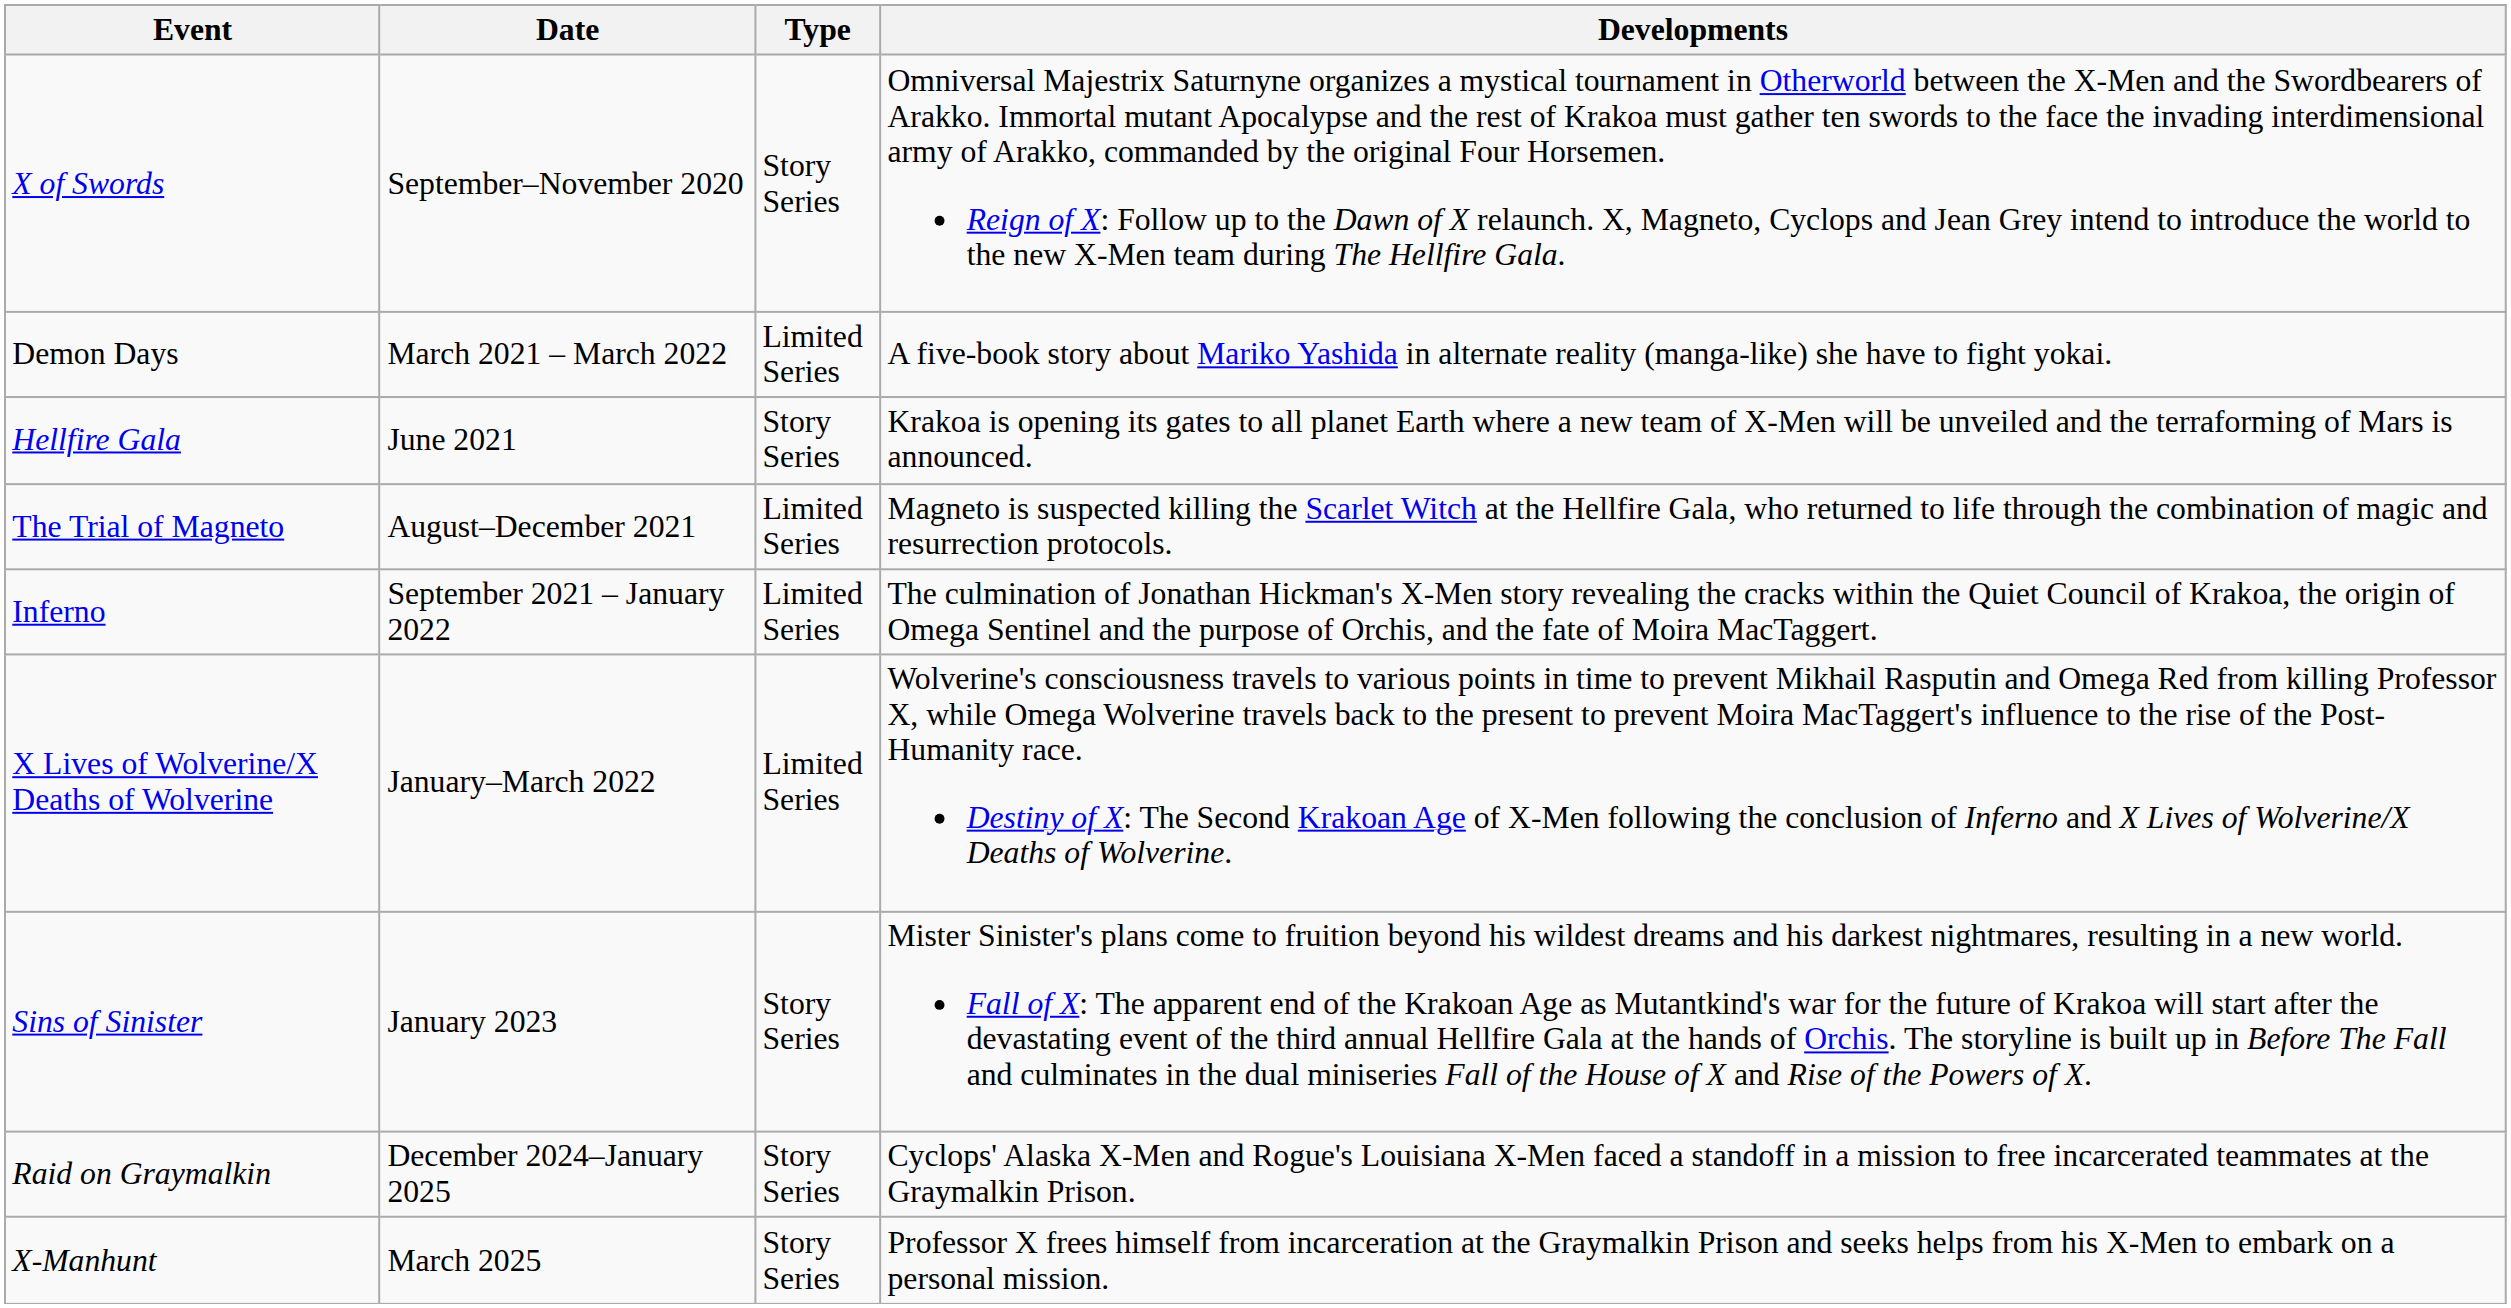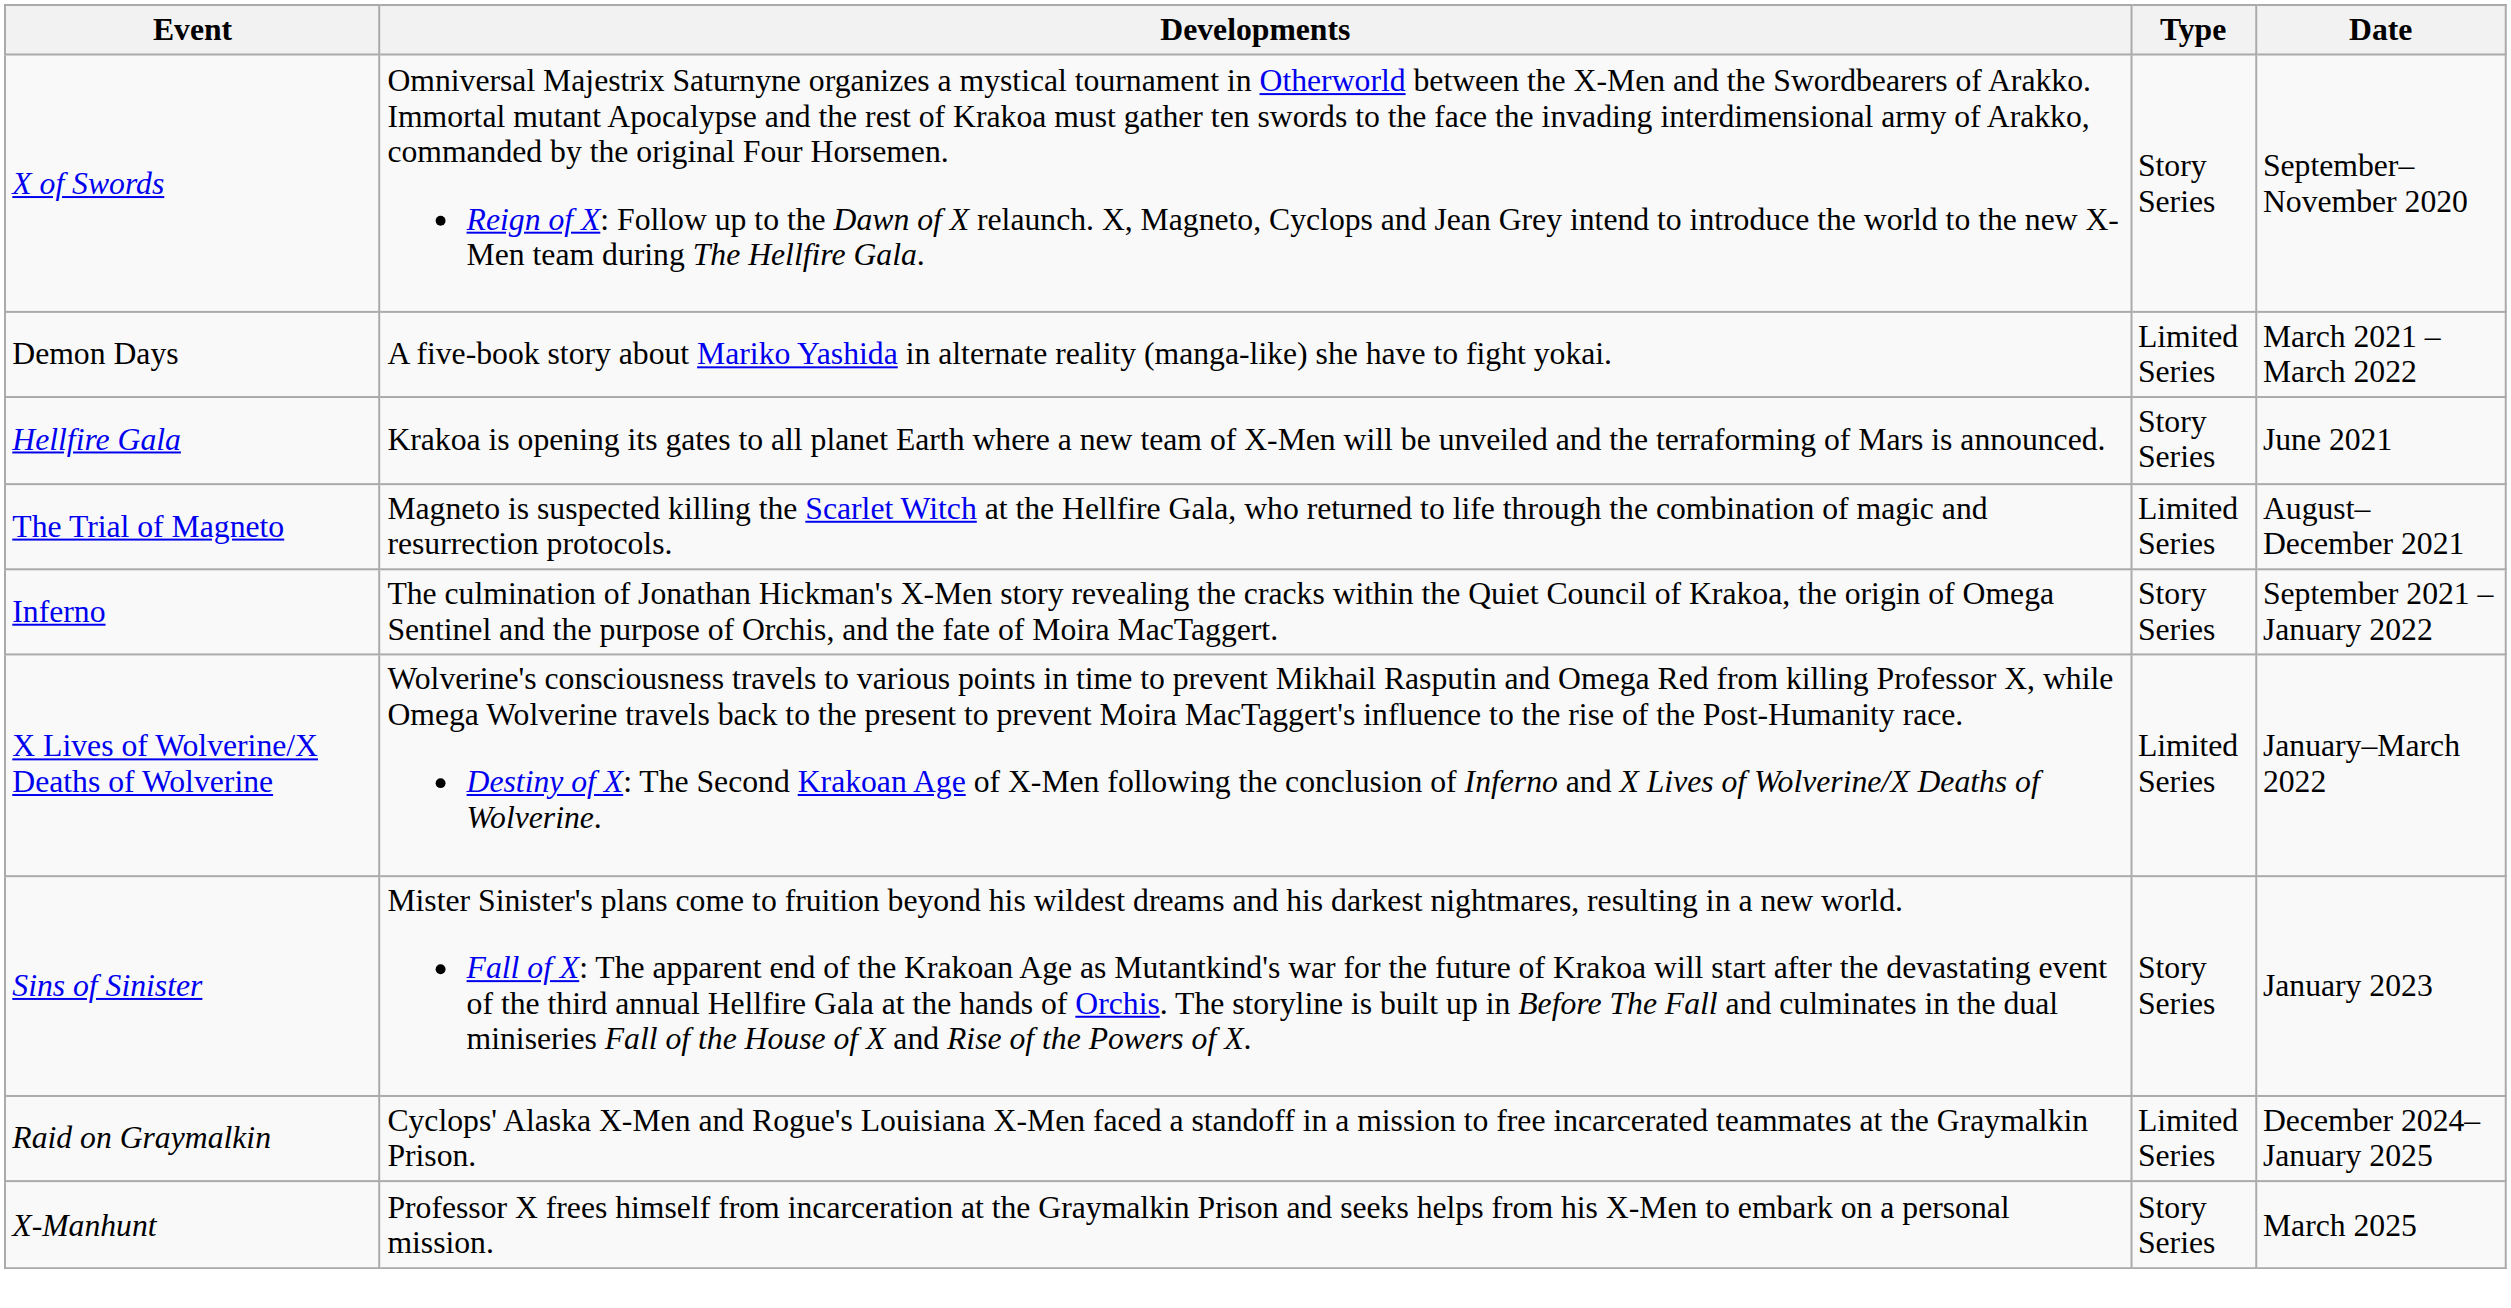columns swapped: (568, 29) <-> (1693, 29)
(813, 611) Limited Series -> (2177, 611) Story Series
(801, 1174) Story Series -> (2188, 1138) Limited Series
